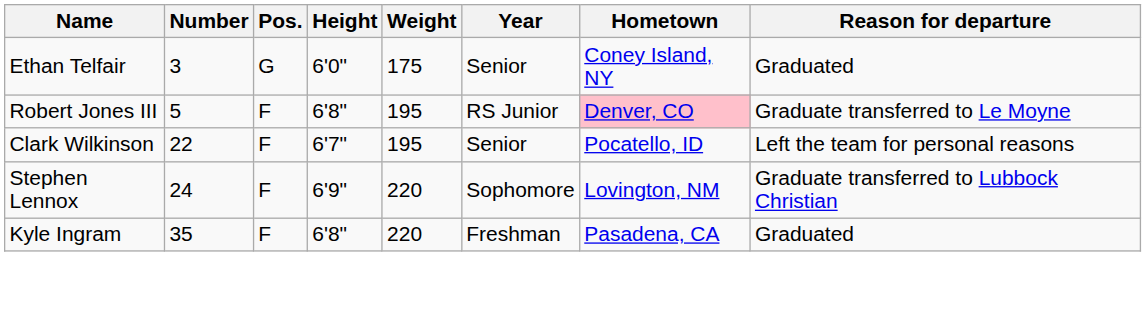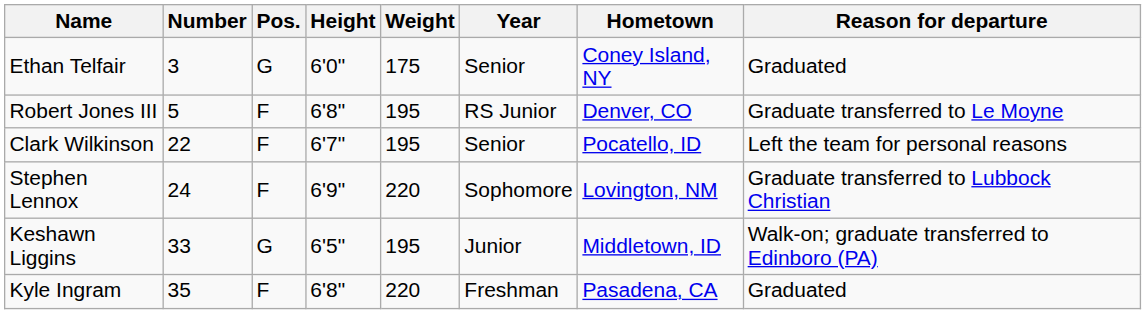(639, 111) pink background -> (637, 111) no background
+ row: (53, 246)
